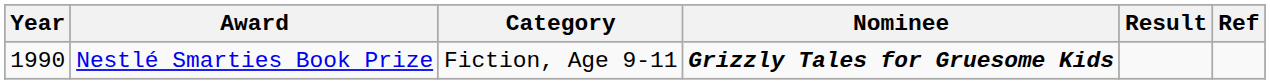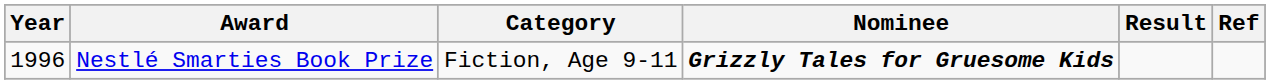(38, 61) 1990 -> (38, 61) 1996
